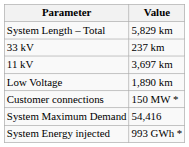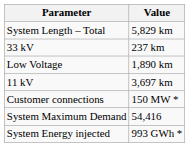rows swapped: (20, 64) <-> (35, 82)
